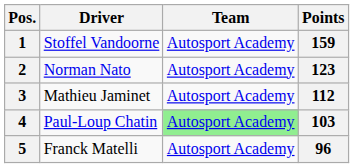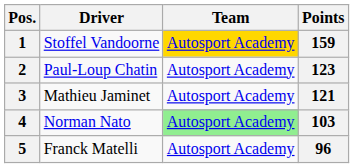(231, 43) no background -> (231, 43) gold background
(87, 69) Norman Nato -> (100, 69) Paul-Loup Chatin
(323, 95) 112 -> (323, 95) 121
(100, 122) Paul-Loup Chatin -> (87, 122) Norman Nato
